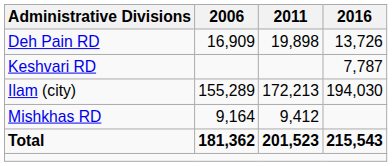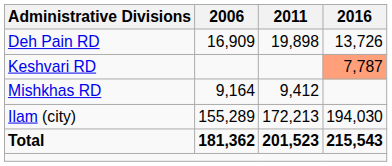(363, 66) no background -> (363, 66) lightsalmon background
rows swapped: (55, 116) <-> (42, 91)
